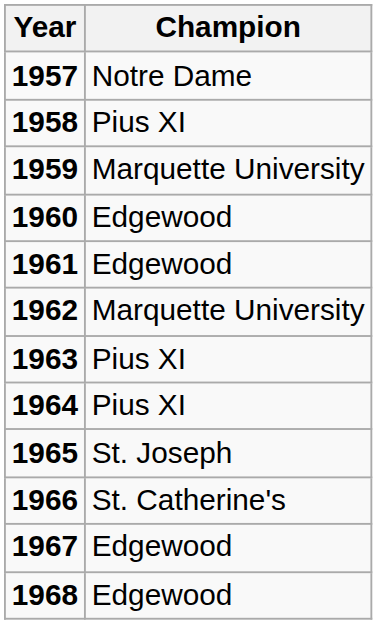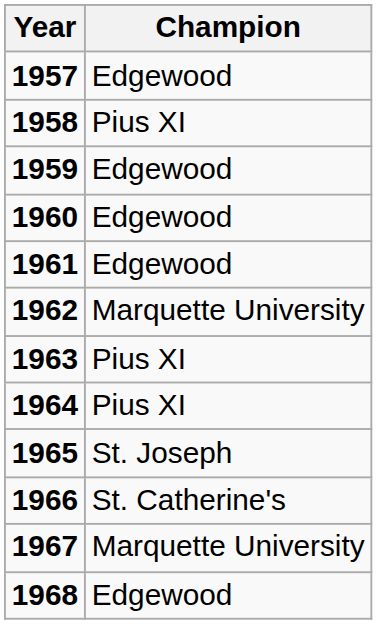(172, 75) Notre Dame -> (162, 75) Edgewood
(228, 169) Marquette University -> (162, 169) Edgewood
(162, 547) Edgewood -> (228, 547) Marquette University
